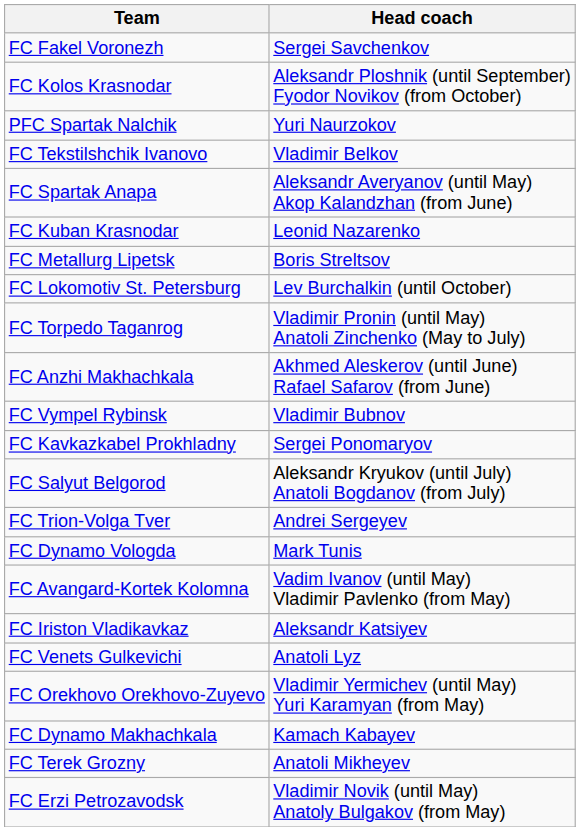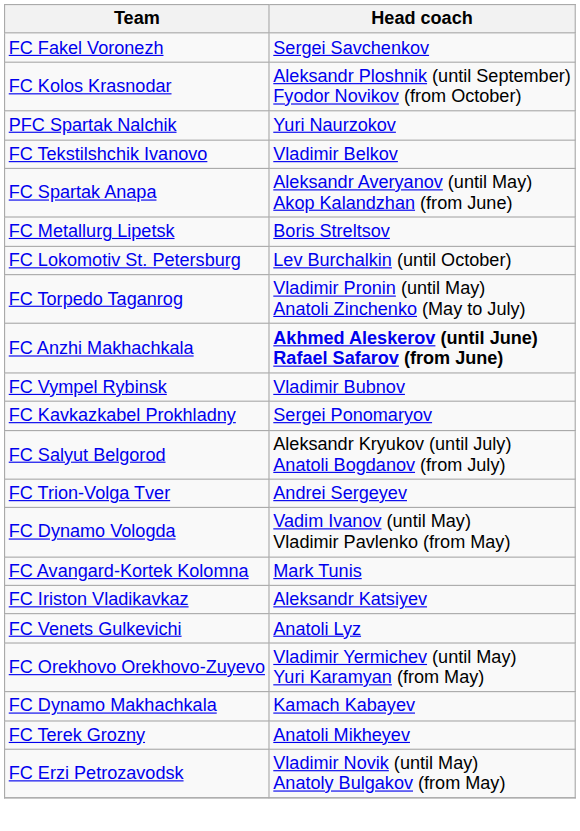- row: (94, 231)
(395, 376) normal -> (406, 348) bold
(318, 550) Mark Tunis -> (392, 532) Vadim Ivanov (until May) Vladimir Pavlenko (from May)
(392, 589) Vadim Ivanov (until May) Vladimir Pavlenko (from May) -> (318, 570) Mark Tunis
